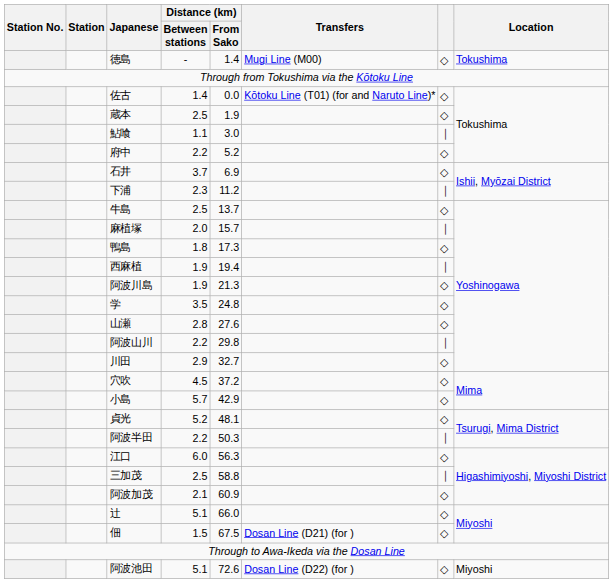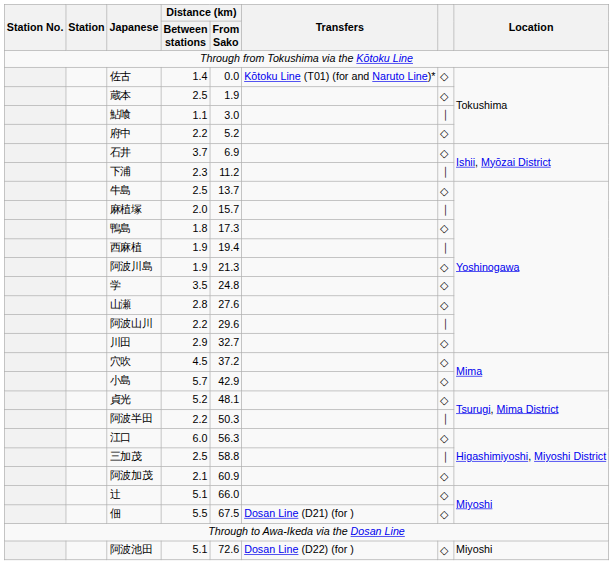- row: (120, 59)
(229, 343) 29.8 -> (229, 324) 29.6
(200, 533) 1.5 -> (200, 514) 5.5
